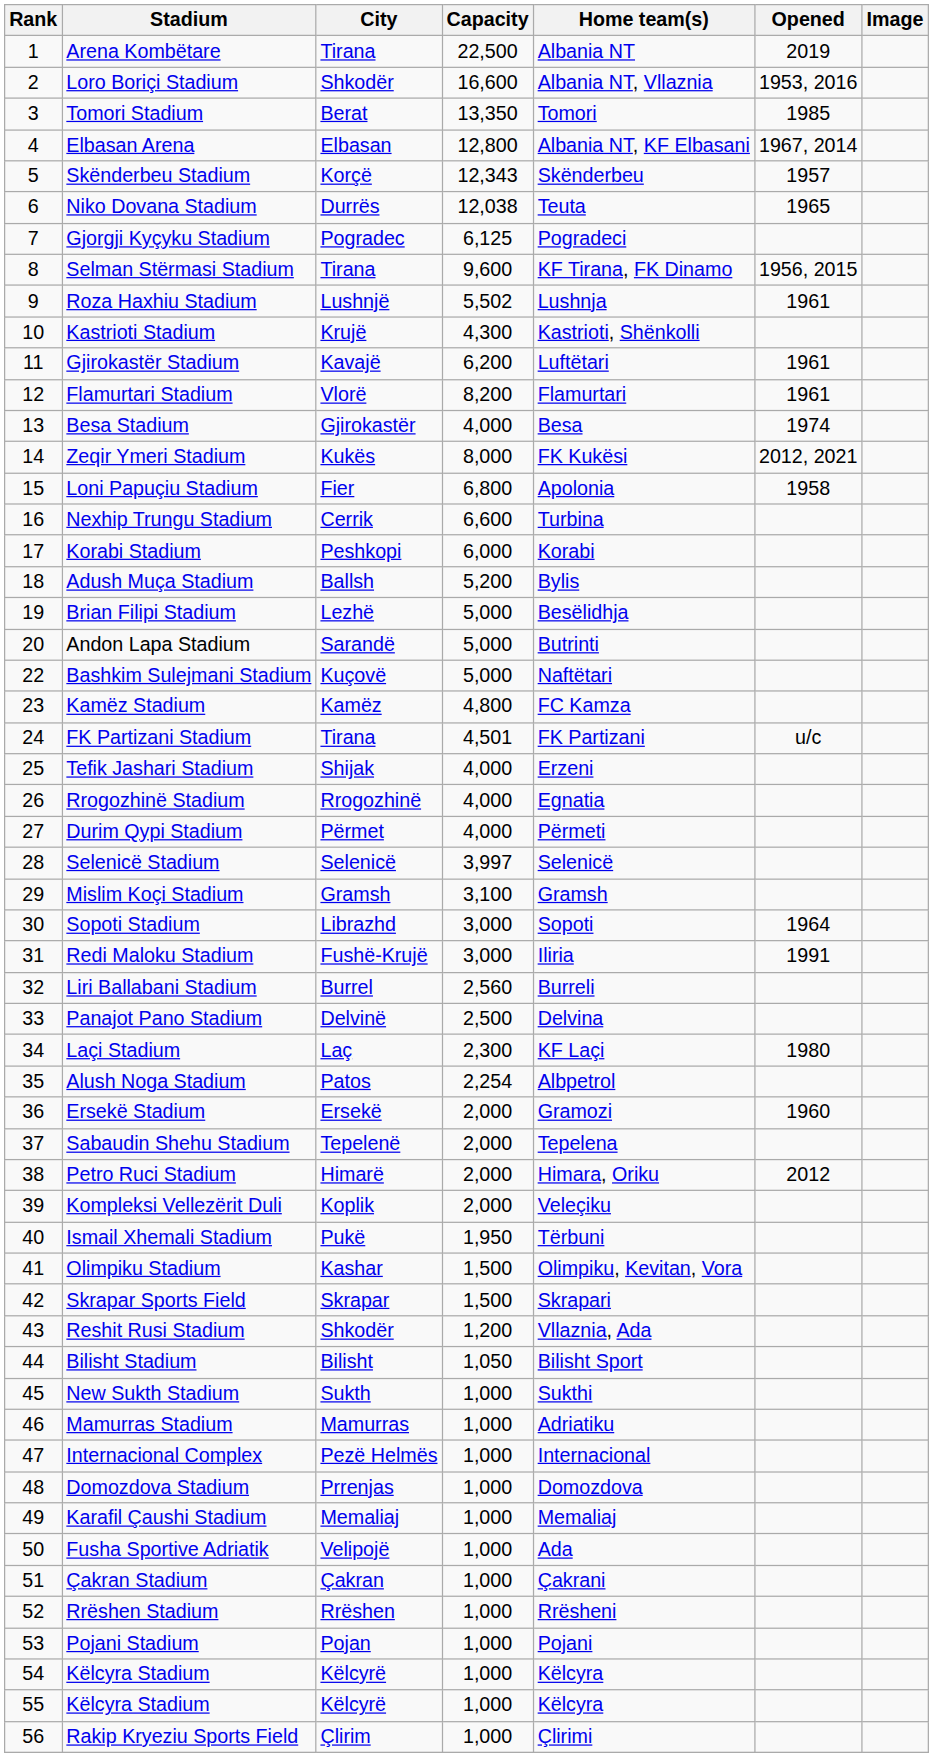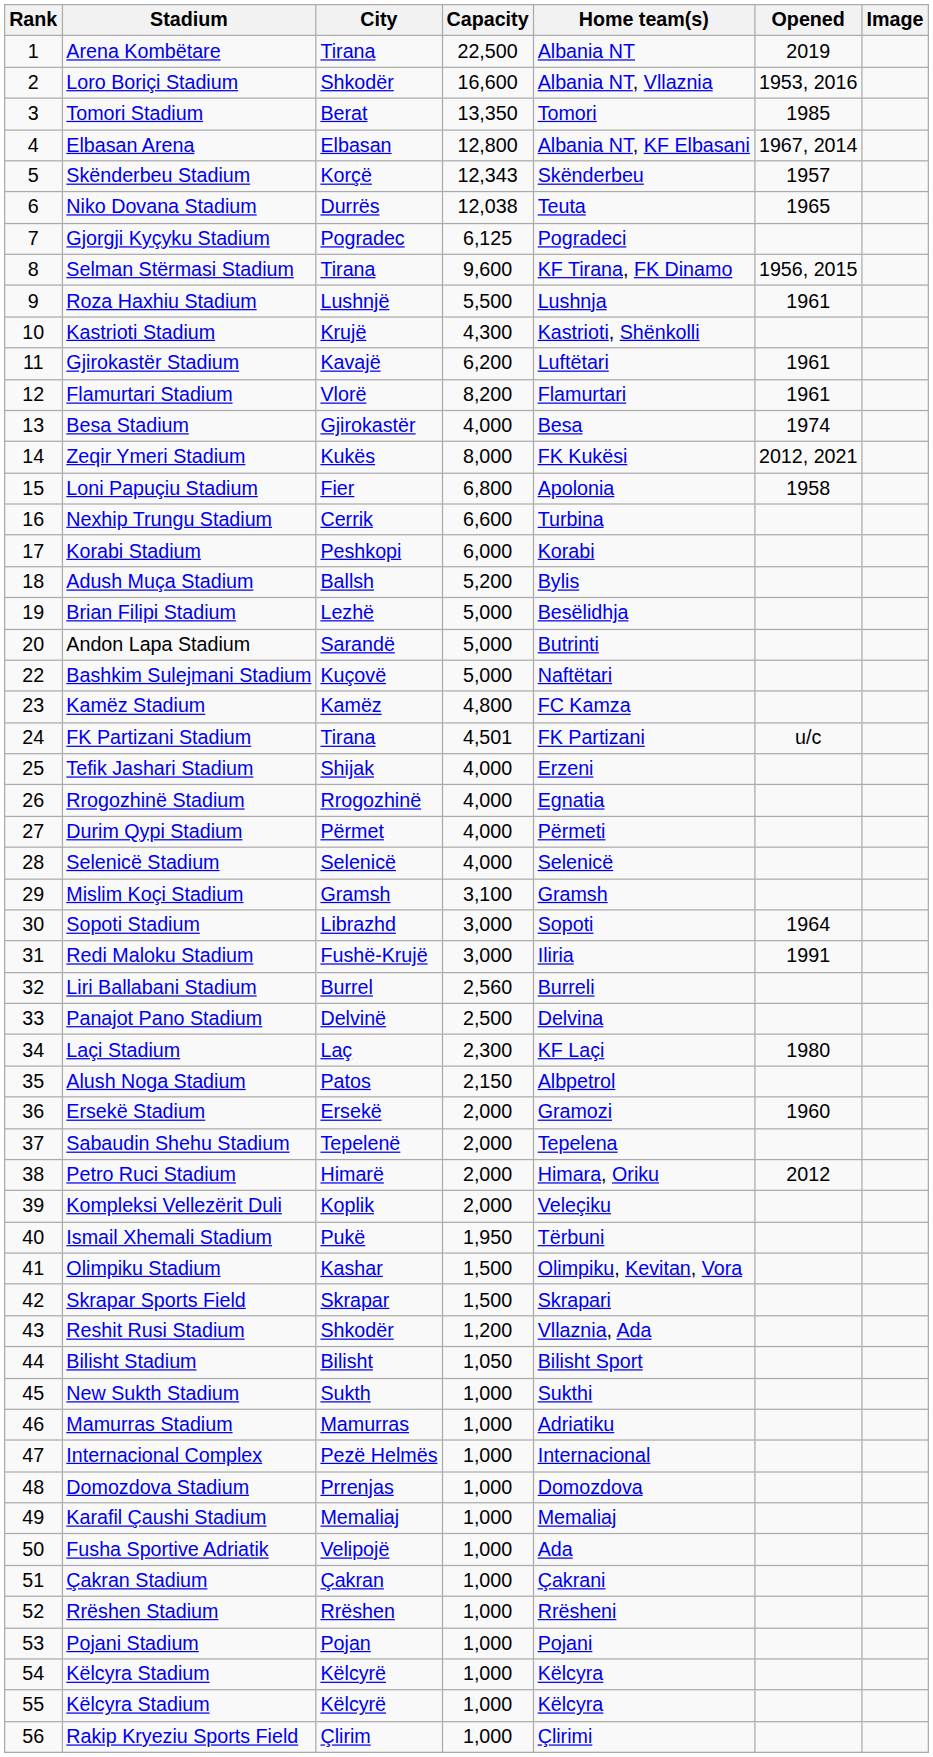(488, 301) 5,502 -> (488, 301) 5,500
(488, 862) 3,997 -> (488, 862) 4,000
(488, 1081) 2,254 -> (488, 1081) 2,150
